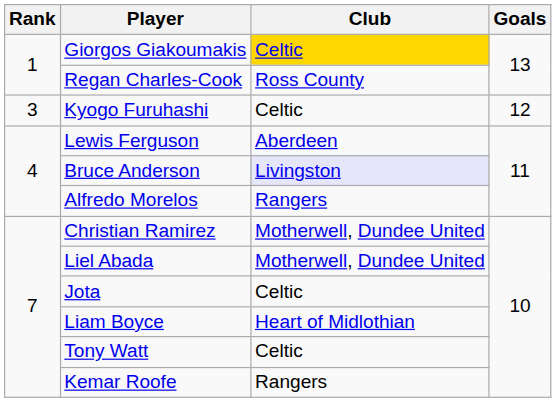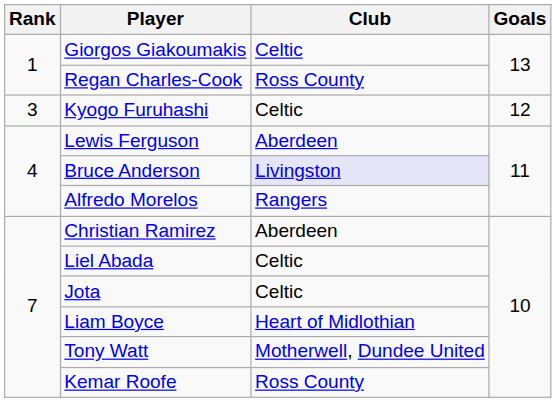(279, 49) gold background -> (279, 49) no background
(370, 230) Motherwell, Dundee United -> (296, 230) Aberdeen
(370, 261) Motherwell, Dundee United -> (279, 261) Celtic
(279, 351) Celtic -> (370, 351) Motherwell, Dundee United
(291, 381) Rangers -> (310, 381) Ross County
